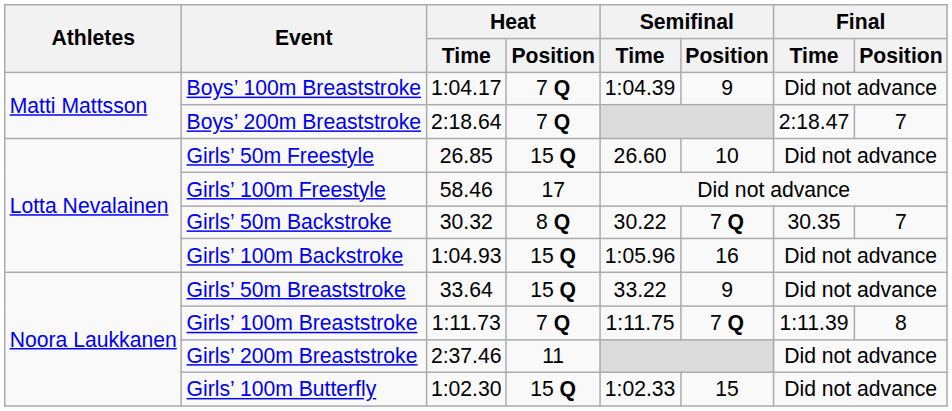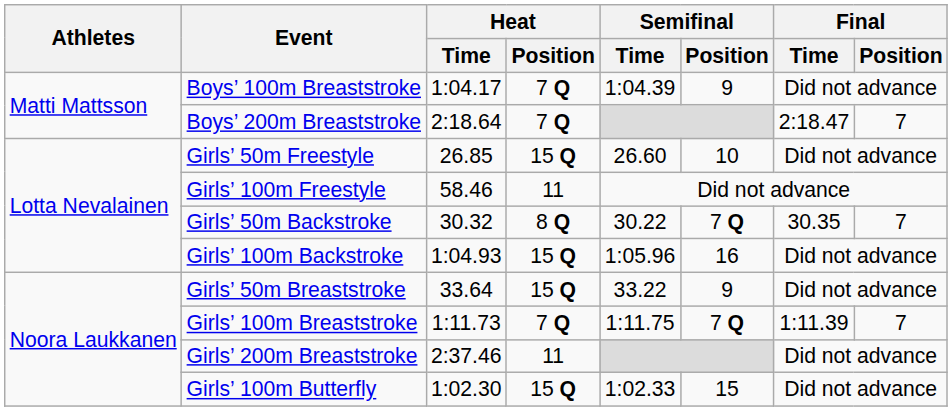(553, 189) 17 -> (553, 189) 11
(901, 323) 8 -> (901, 323) 7
